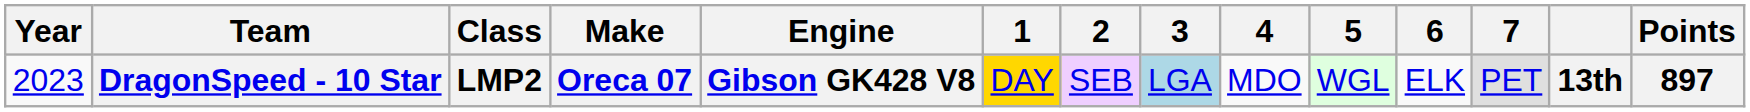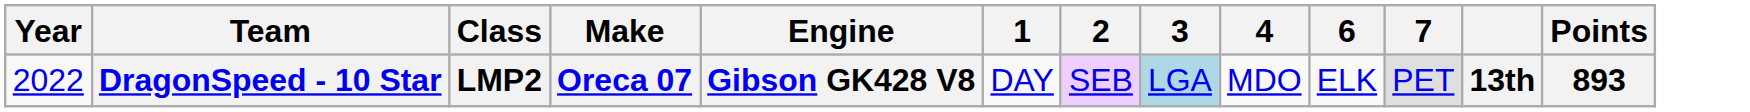- column: (1353, 30)
(48, 80) 2023 -> (48, 80) 2022
(1022, 80) gold background -> (1022, 80) no background
(1687, 80) 897 -> (1599, 80) 893
